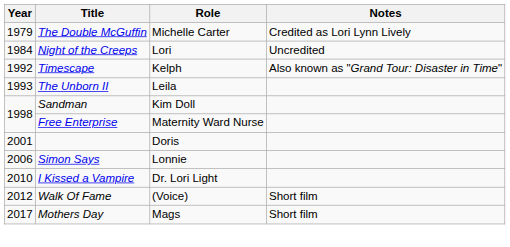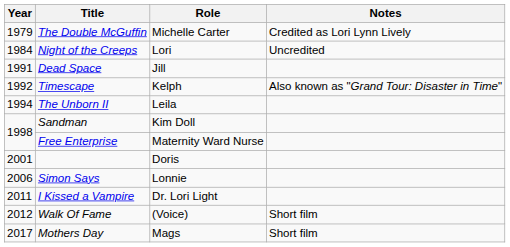+ row: (70, 68)
(20, 86) 1993 -> (20, 104) 1994
(20, 178) 2010 -> (19, 196) 2011
